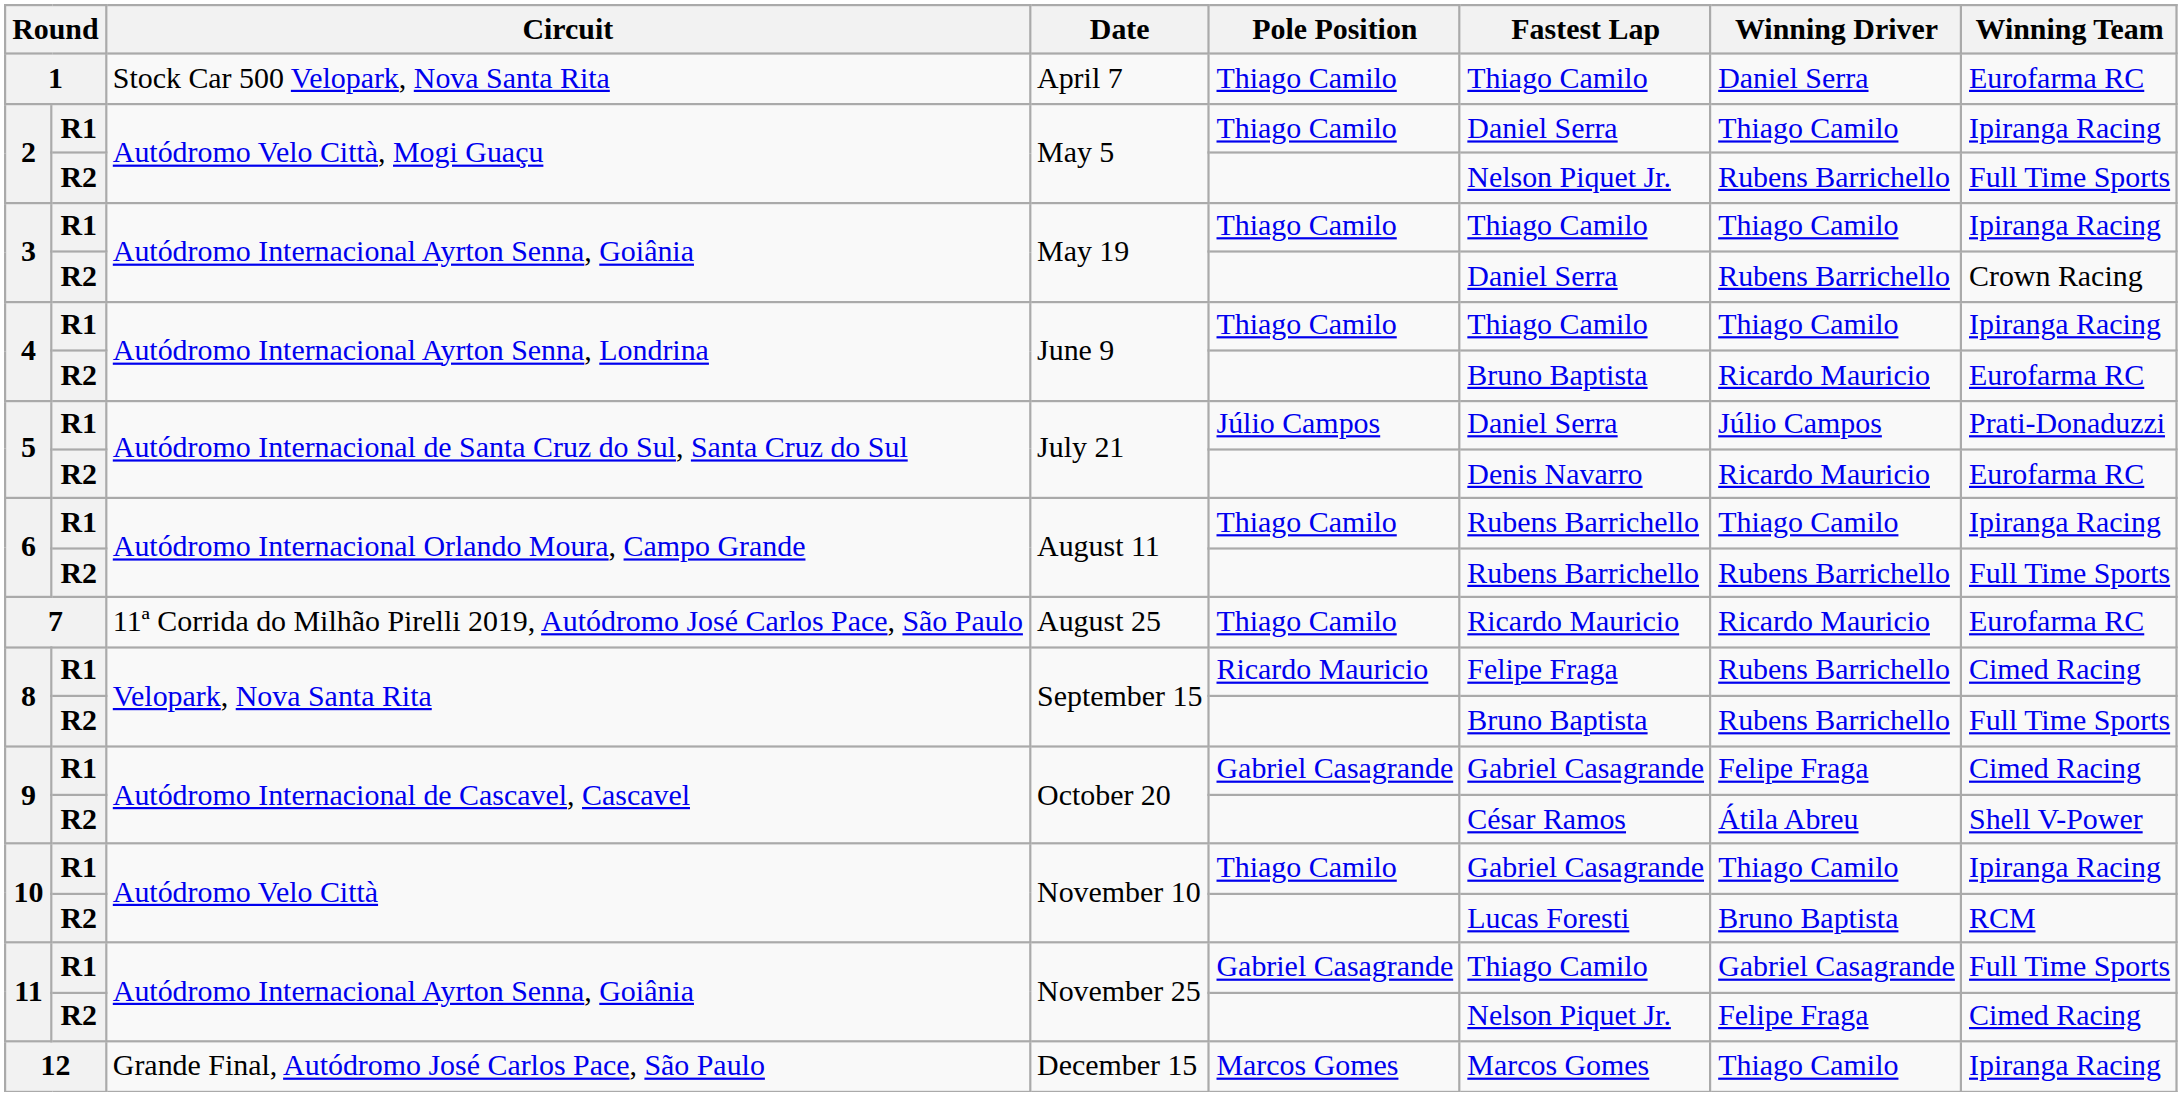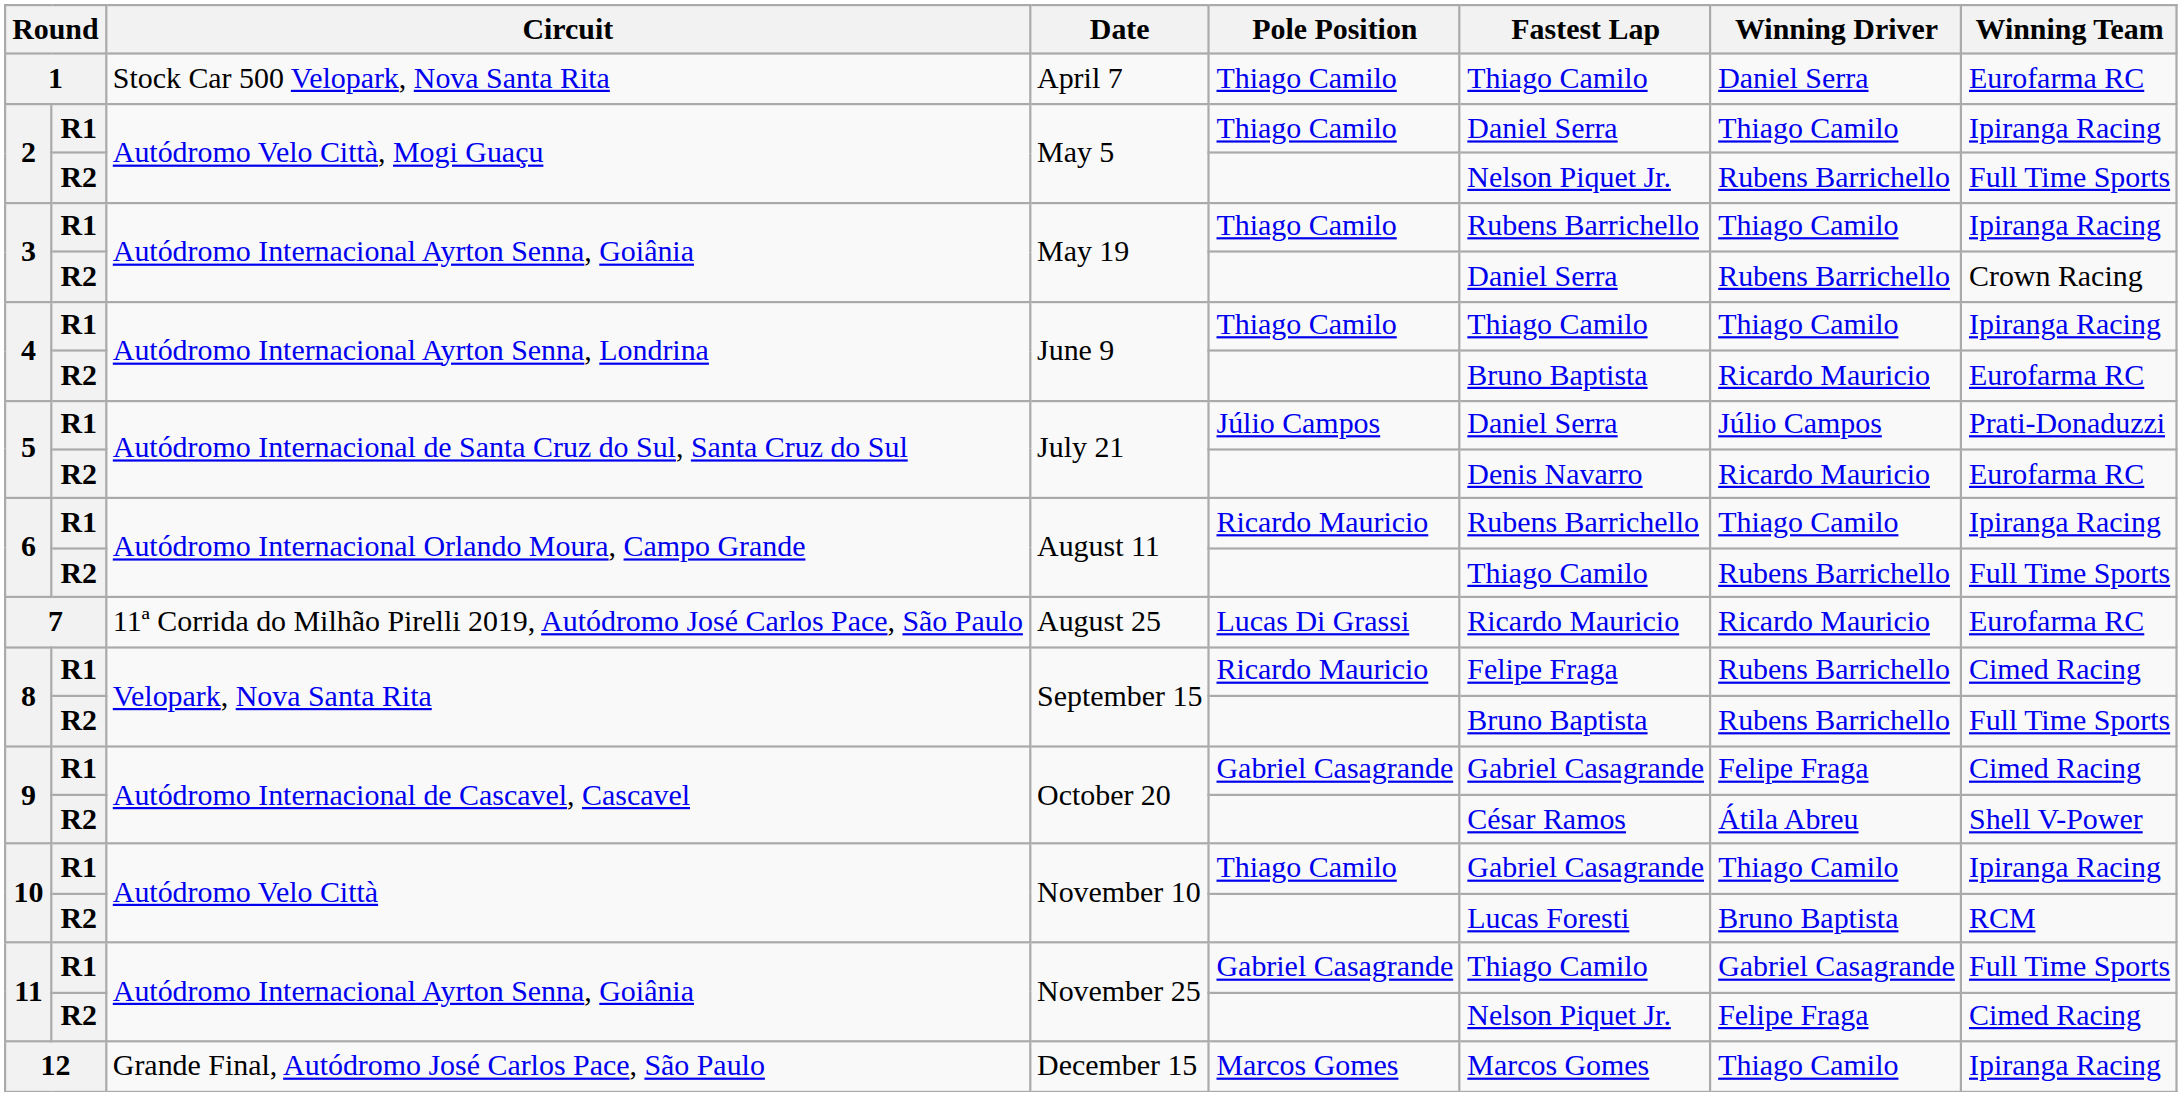(1557, 226) Thiago Camilo -> (1583, 226) Rubens Barrichello
(1307, 522) Thiago Camilo -> (1322, 522) Ricardo Mauricio
(1583, 571) Rubens Barrichello -> (1557, 571) Thiago Camilo
(1307, 621) Thiago Camilo -> (1313, 621) Lucas Di Grassi
